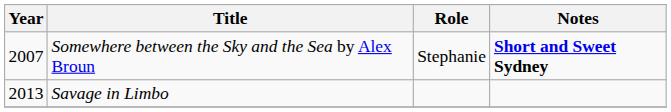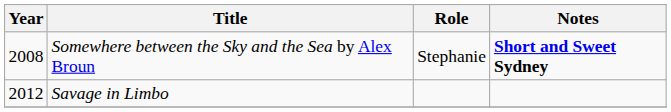(26, 55) 2007 -> (26, 55) 2008
(26, 93) 2013 -> (26, 93) 2012
